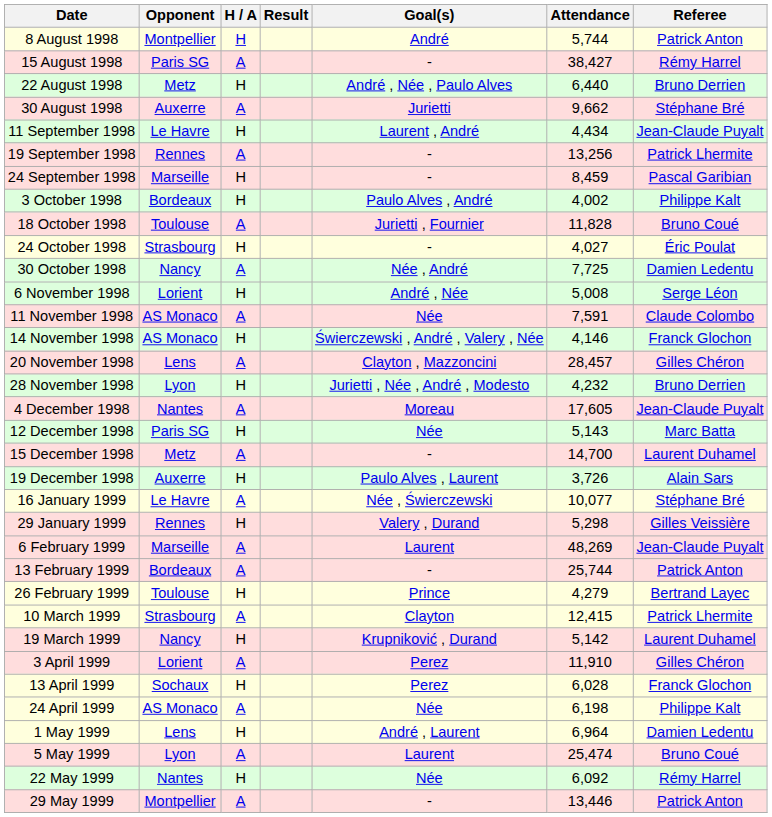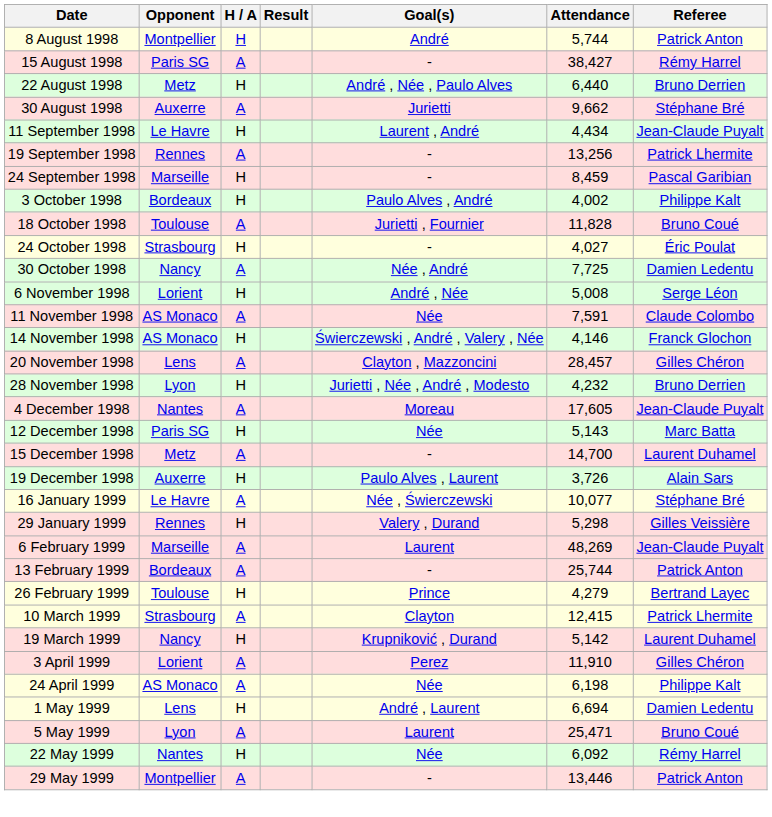- row: (72, 685)
(590, 731) 6,964 -> (590, 708) 6,694
(590, 754) 25,474 -> (590, 731) 25,471
